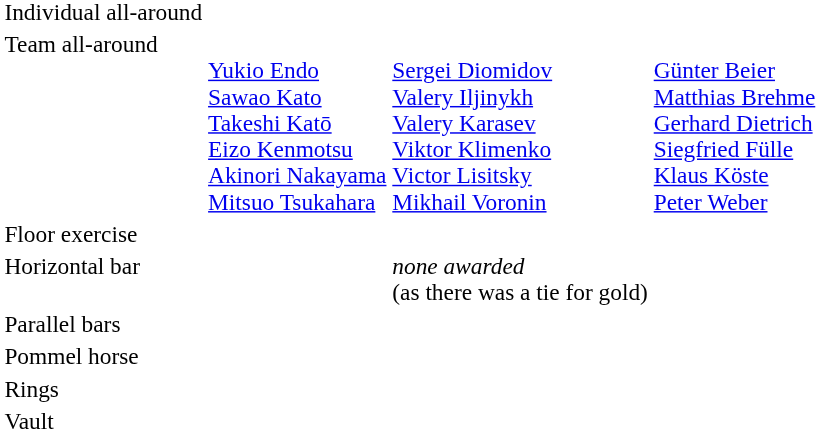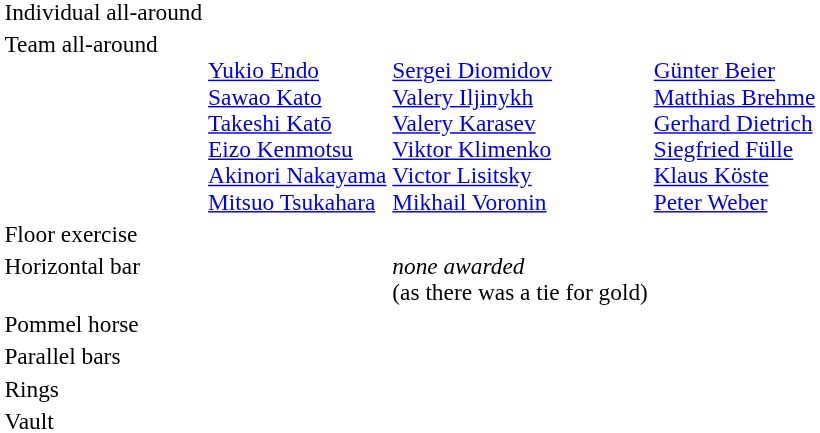rows swapped: (62, 324) <-> (72, 356)
